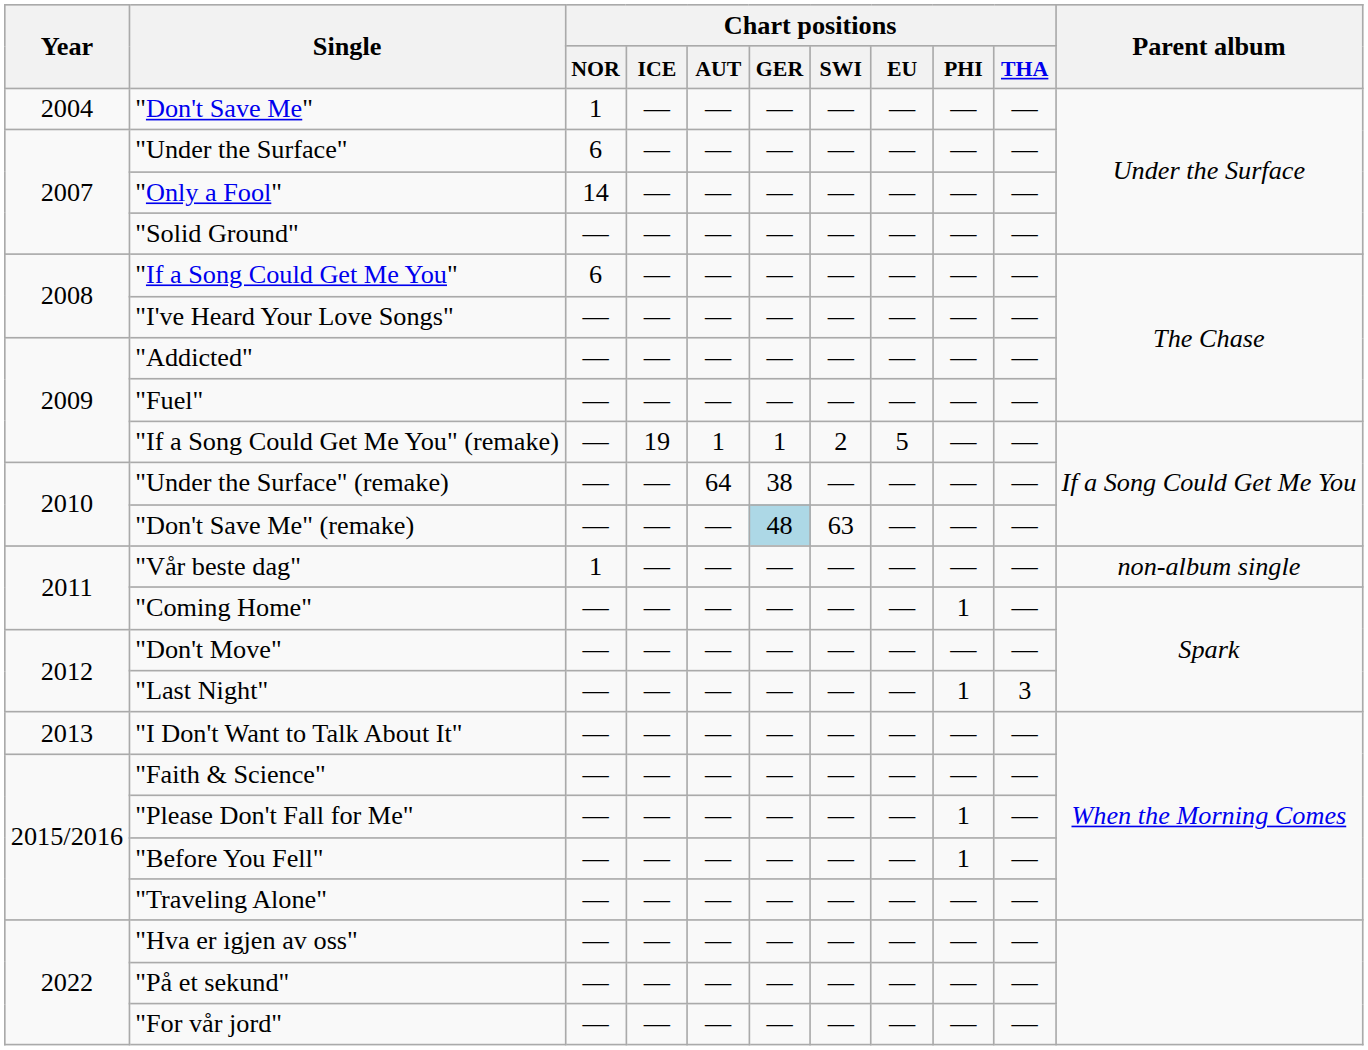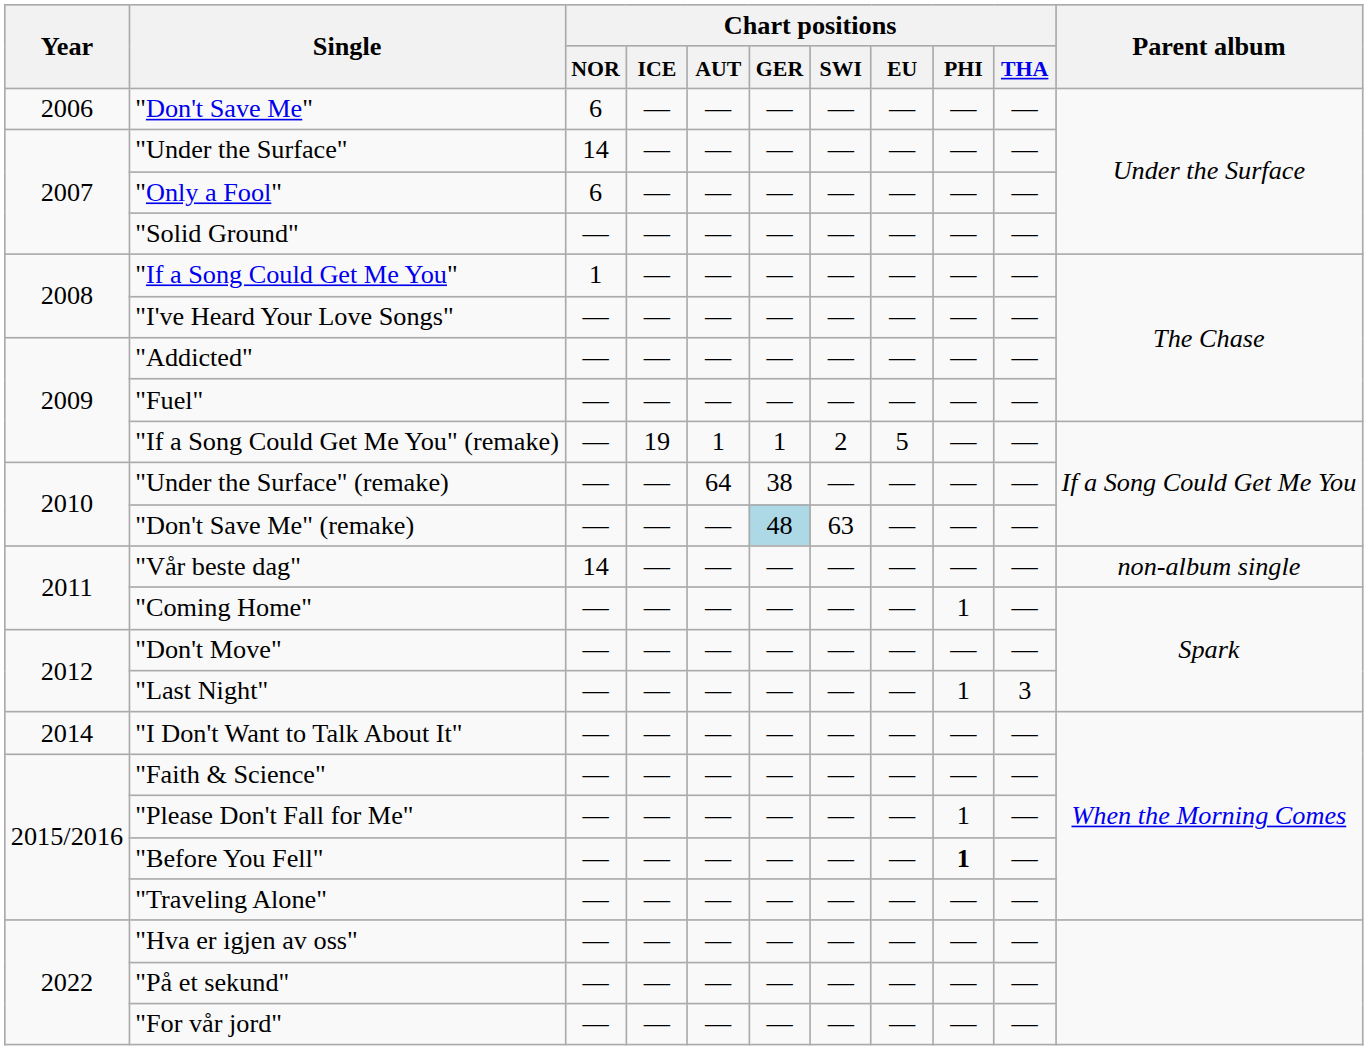(67, 108) 2004 -> (67, 108) 2006
(596, 108) 1 -> (596, 108) 6
(596, 150) 6 -> (596, 150) 14
(596, 191) 14 -> (596, 191) 6
(596, 274) 6 -> (596, 274) 1
(596, 566) 1 -> (596, 566) 14
(67, 732) 2013 -> (67, 732) 2014
(963, 857) normal -> (963, 857) bold
